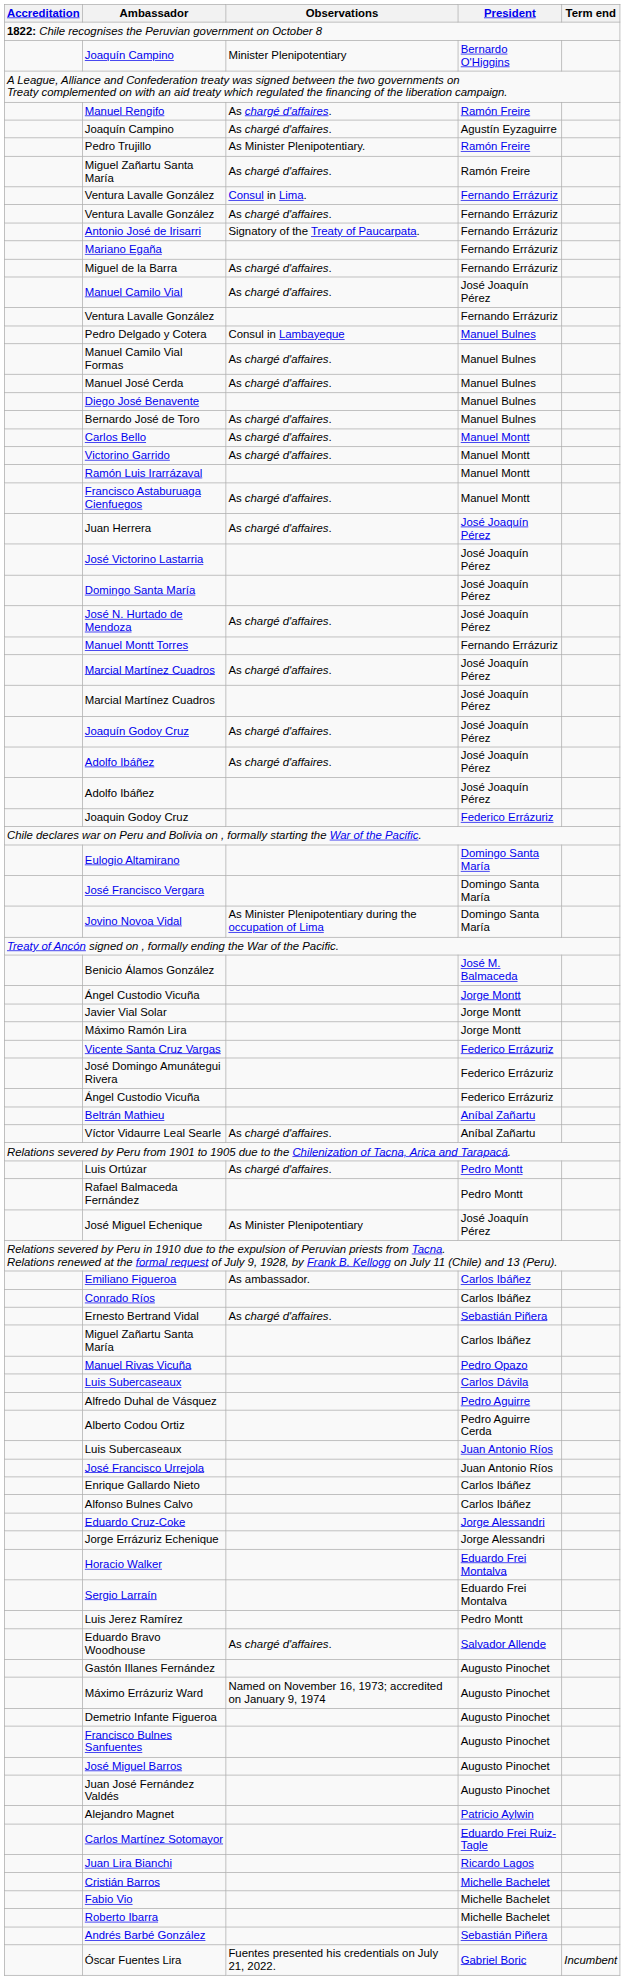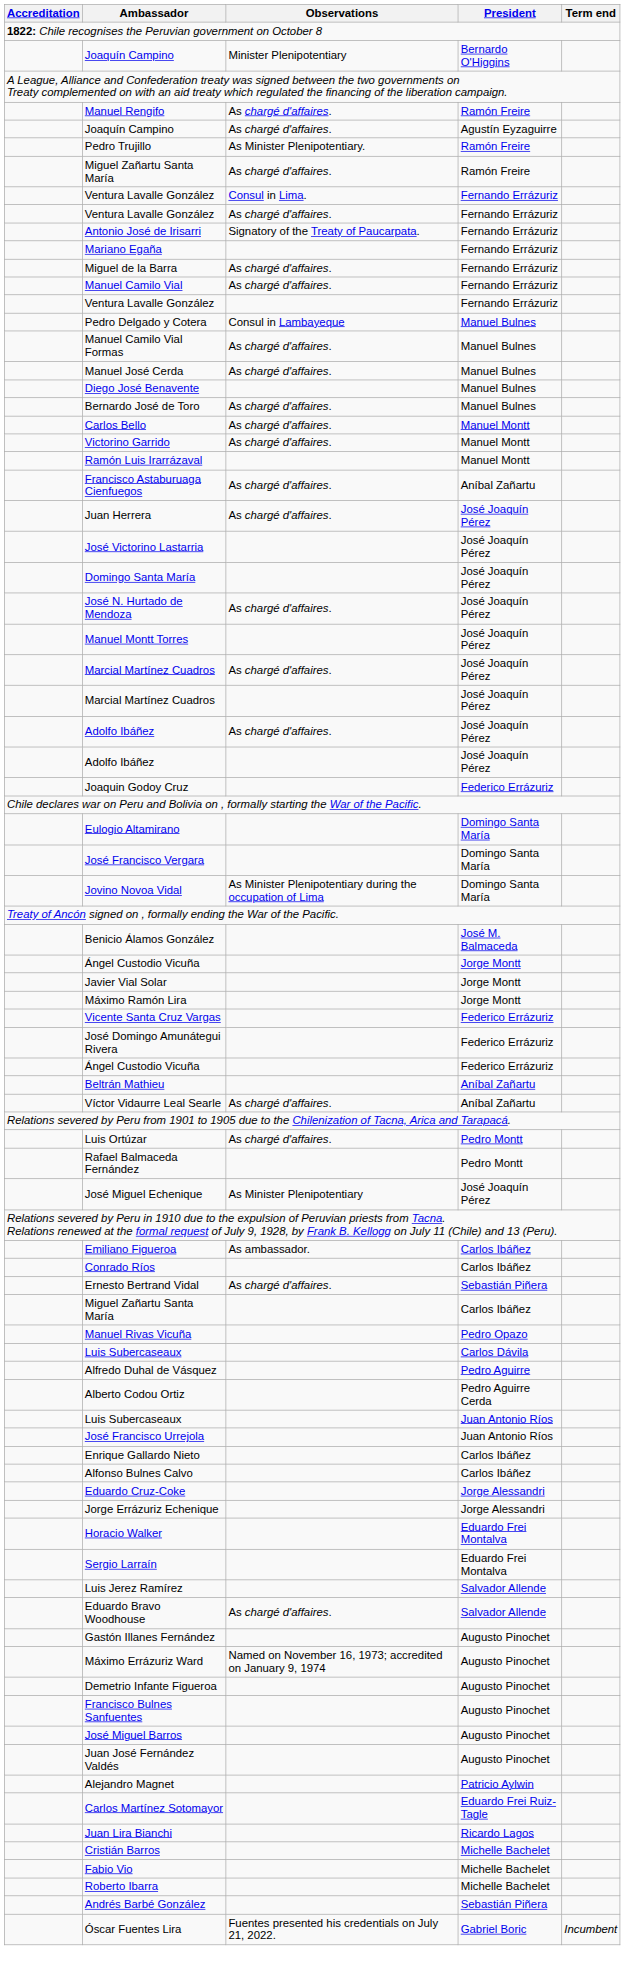(495, 292) José Joaquín Pérez -> (509, 286) Fernando Errázuriz
(495, 498) Manuel Montt -> (498, 485) Aníbal Zañartu
(509, 645) Fernando Errázuriz -> (495, 639) José Joaquín Pérez
- row: (137, 731)
(492, 1619) Pedro Montt -> (503, 1588) Salvador Allende
